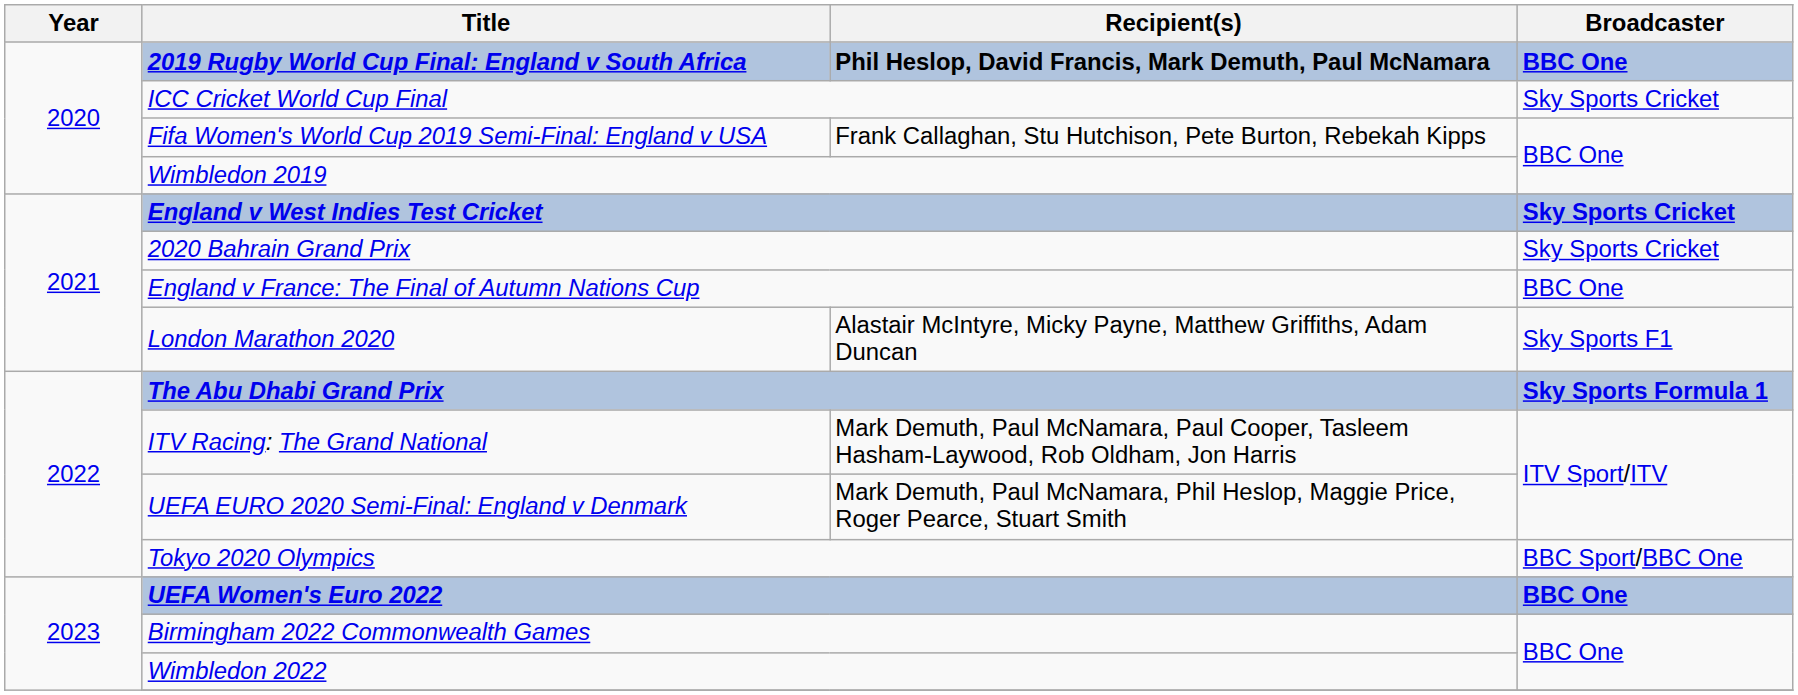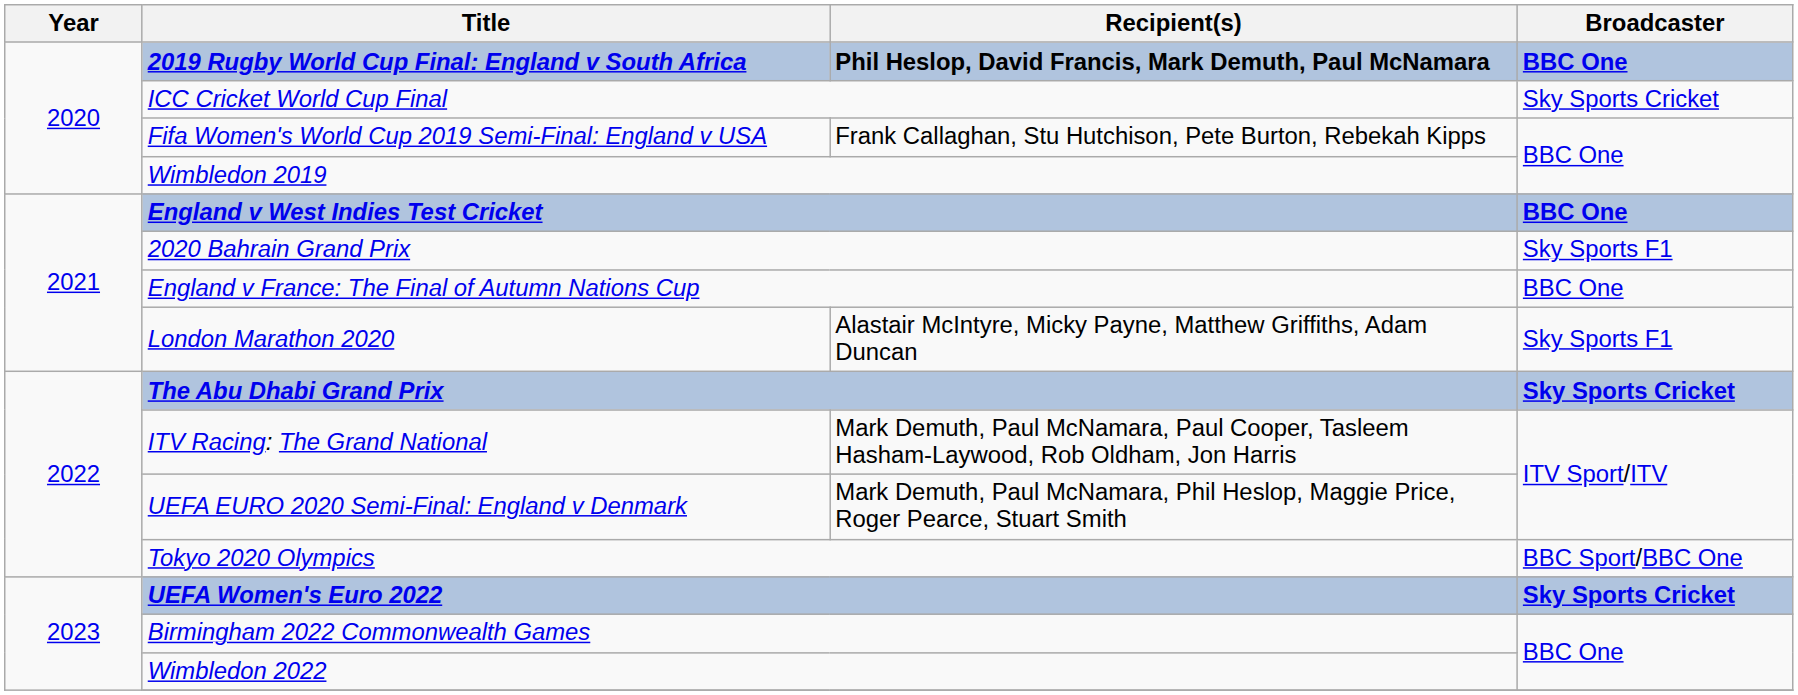(1629, 212) Sky Sports Cricket -> (1575, 212) BBC One
(1621, 250) Sky Sports Cricket -> (1598, 250) Sky Sports F1
(1645, 390) Sky Sports Formula 1 -> (1629, 390) Sky Sports Cricket
(1575, 595) BBC One -> (1629, 595) Sky Sports Cricket
